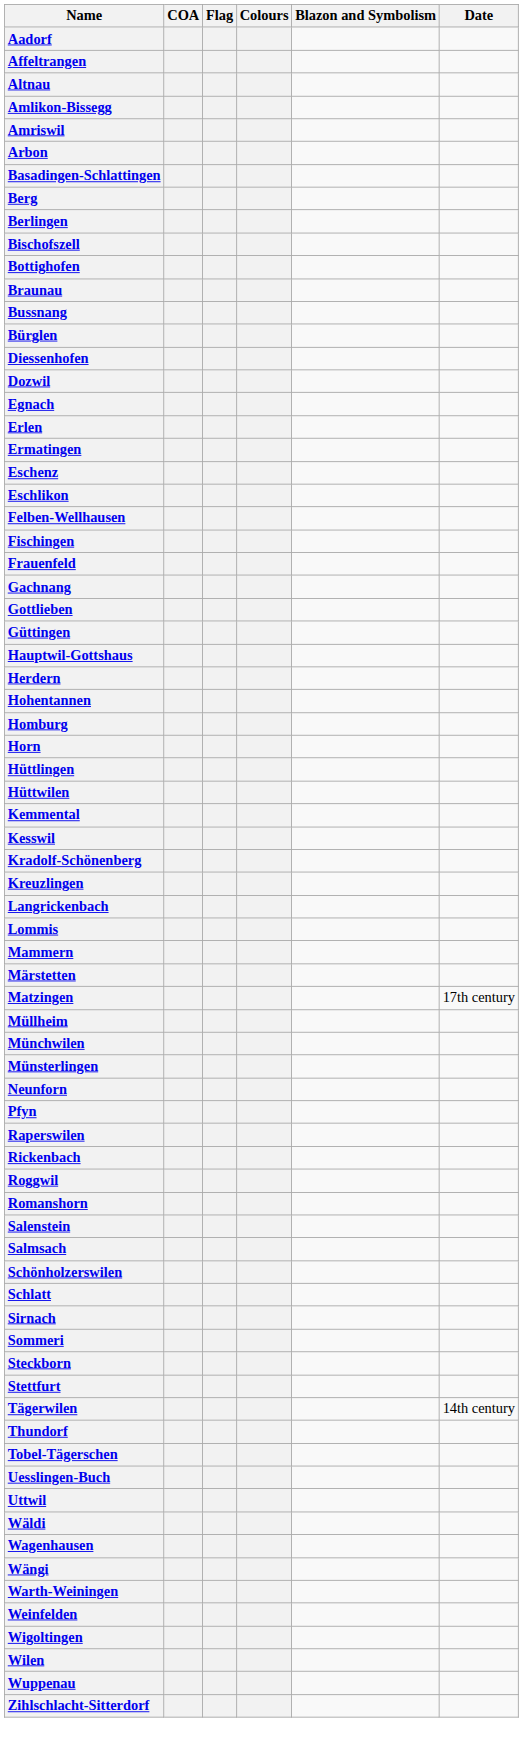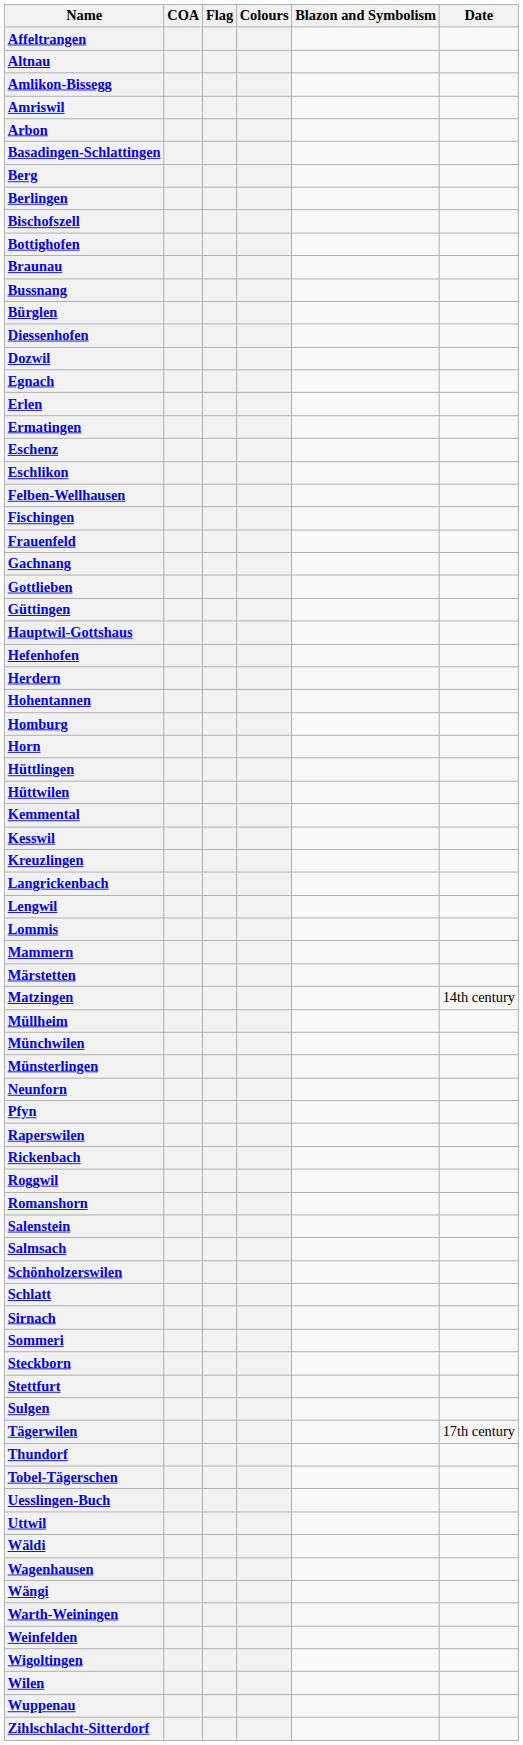- row: (30, 38)
+ row: (43, 655)
- row: (75, 860)
+ row: (33, 906)
(479, 997) 17th century -> (479, 997) 14th century
+ row: (29, 1409)
(479, 1409) 14th century -> (479, 1431) 17th century
